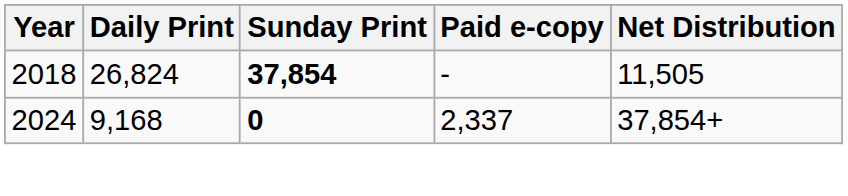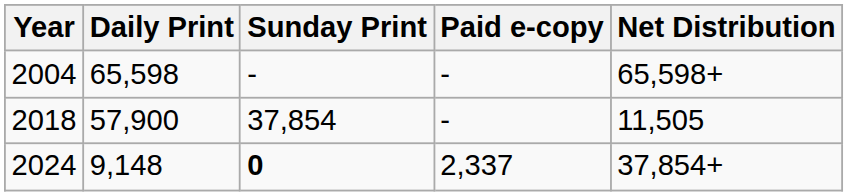+ row: (44, 73)
(134, 73) 26,824 -> (134, 119) 57,900
(292, 73) bold -> (292, 119) normal
(126, 119) 9,168 -> (126, 166) 9,148
